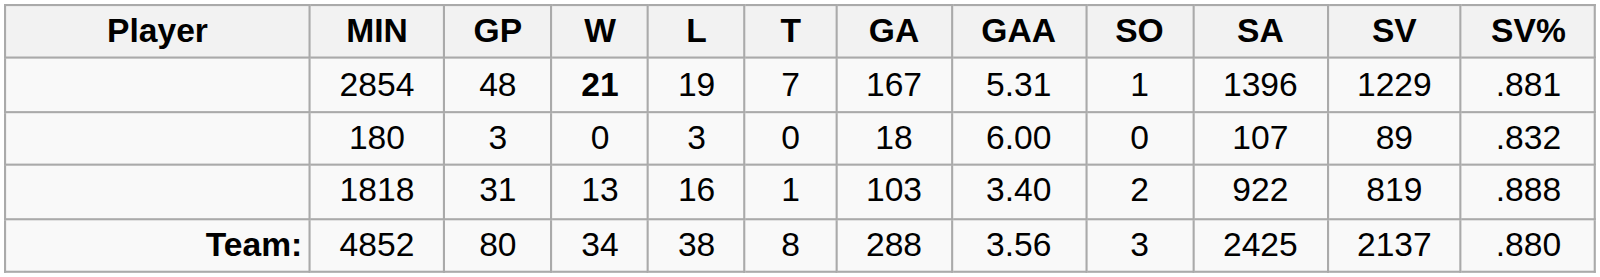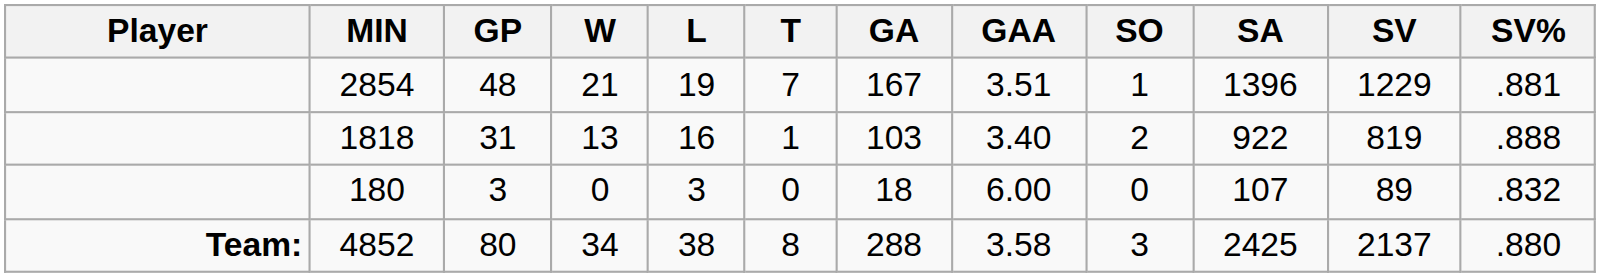(600, 84) bold -> (600, 84) normal
(1019, 84) 5.31 -> (1019, 84) 3.51
rows swapped: (377, 191) <-> (377, 137)
(1019, 244) 3.56 -> (1019, 244) 3.58
